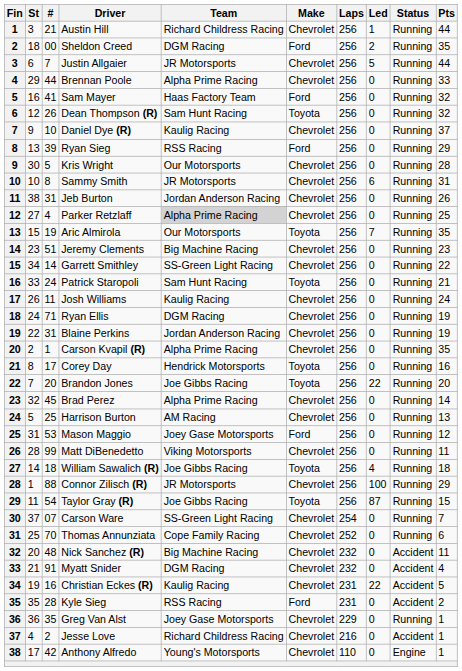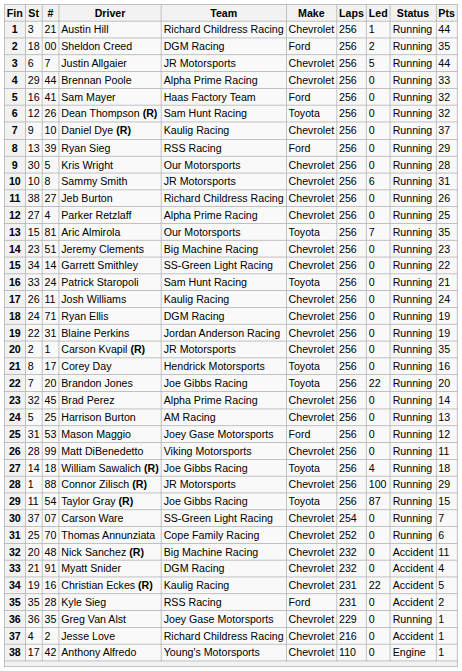(50, 198) 31 -> (50, 198) 27
(222, 198) Jordan Anderson Racing -> (224, 198) Richard Childress Racing
(211, 215) lightgrey background -> (211, 215) no background
(50, 232) 19 -> (50, 232) 81
(211, 350) Alpha Prime Racing -> (200, 350) JR Motorsports
